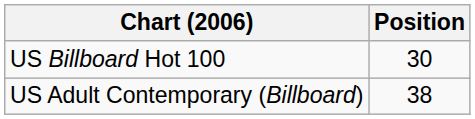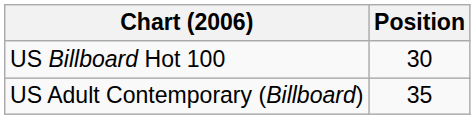(420, 95) 38 -> (420, 95) 35
